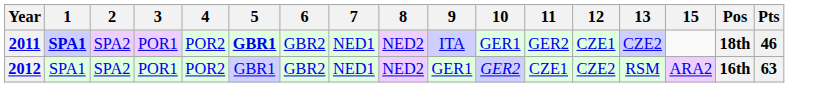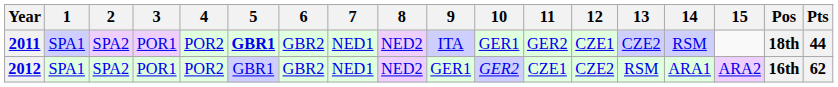+ column: (690, 17)
(67, 43) bold -> (67, 43) normal
(769, 43) 46 -> (818, 43) 44
(769, 69) 63 -> (818, 69) 62
